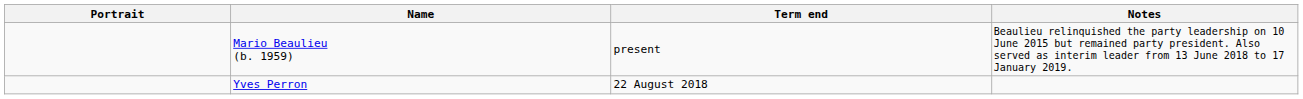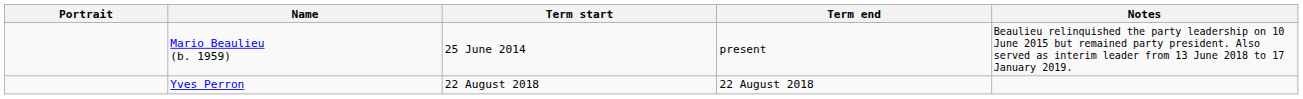+ column: (579, 14)
